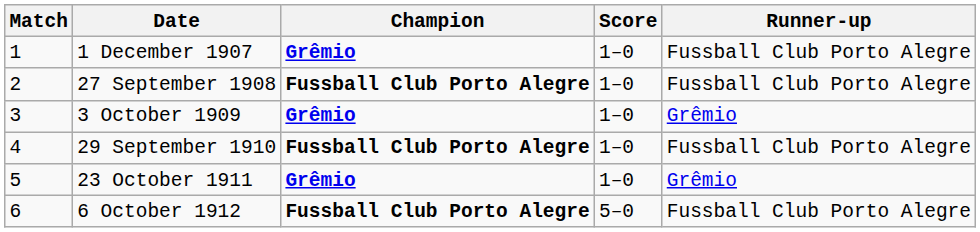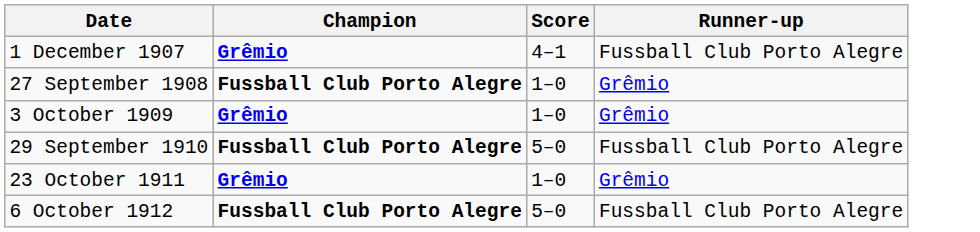- column: (39, 21)
(617, 52) 1–0 -> (549, 52) 4–1
(819, 84) Fussball Club Porto Alegre -> (634, 84) Grêmio
(617, 148) 1–0 -> (549, 148) 5–0
